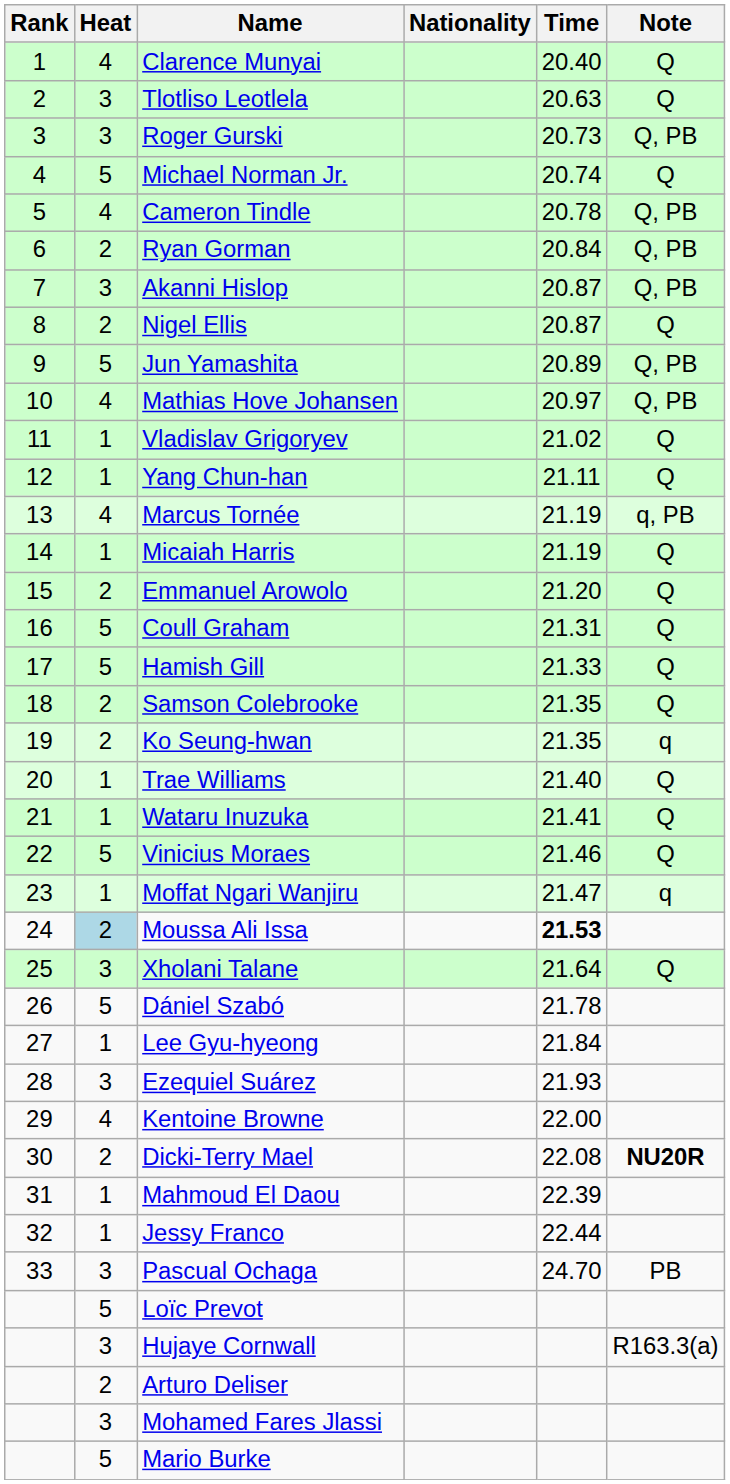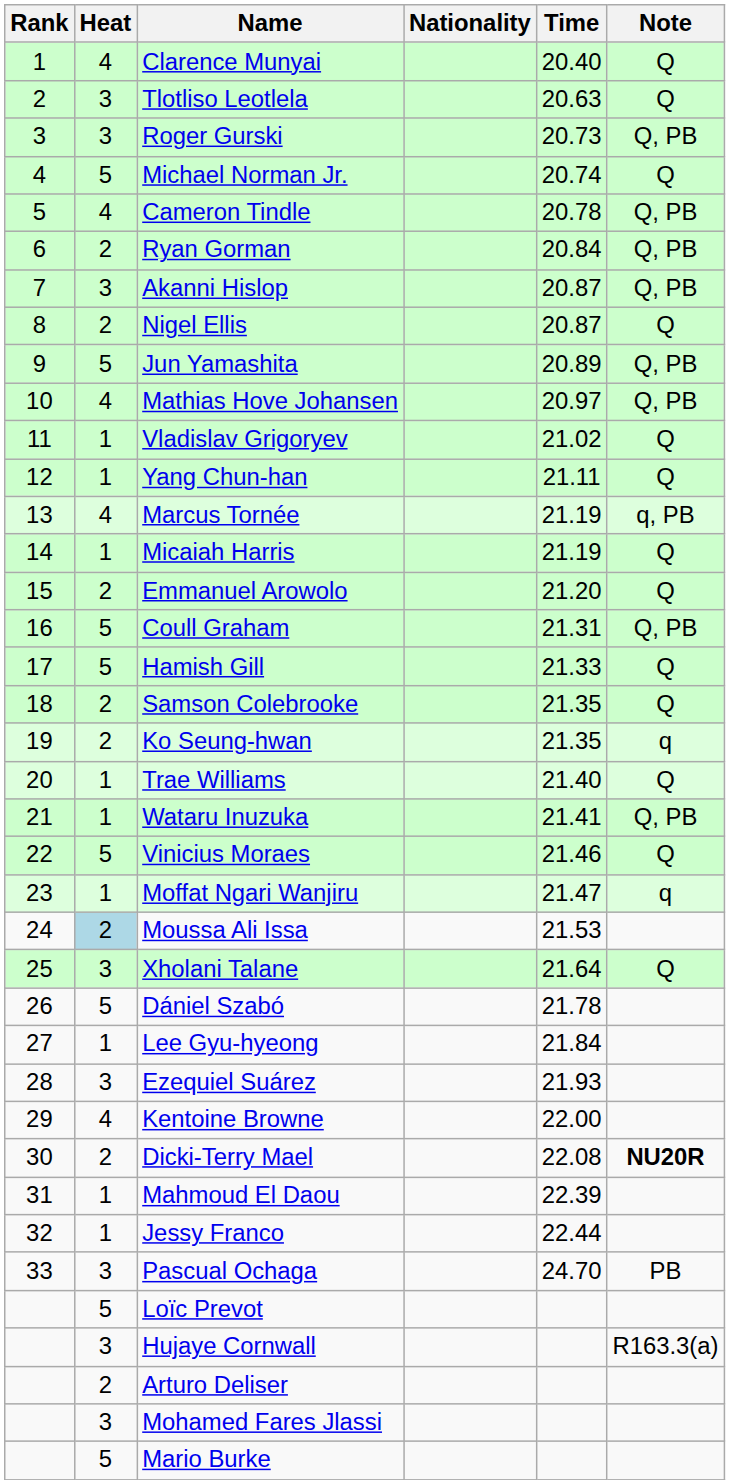(665, 628) Q -> (665, 628) Q, PB
(665, 817) Q -> (665, 817) Q, PB
(572, 930) bold -> (572, 930) normal
